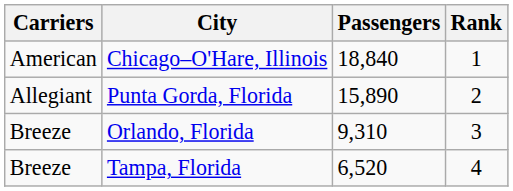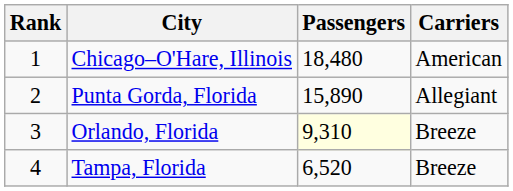columns swapped: (476, 22) <-> (53, 22)
(368, 59) 18,840 -> (333, 59) 18,480
(362, 131) no background -> (327, 131) lightyellow background
